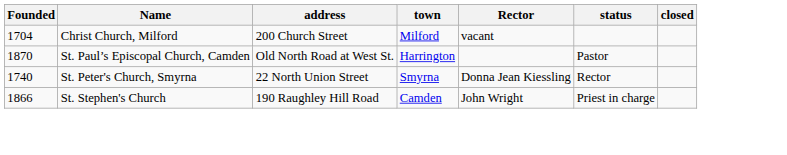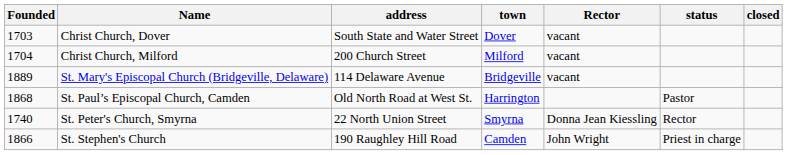+ row: (115, 35)
+ row: (194, 77)
(20, 56) 1870 -> (20, 98) 1868
